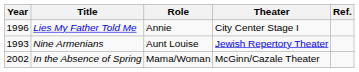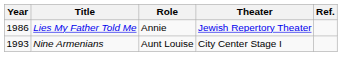(18, 28) 1996 -> (18, 28) 1986
(257, 28) City Center Stage I -> (255, 28) Jewish Repertory Theater
(272, 43) Jewish Repertory Theater -> (240, 43) City Center Stage I
- row: (87, 59)
